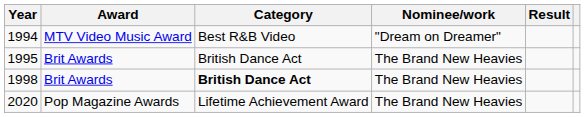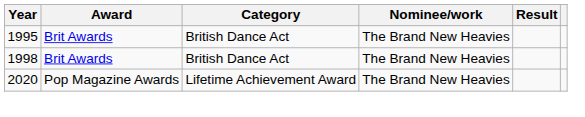- row: (23, 36)
(254, 79) bold -> (237, 58) normal
